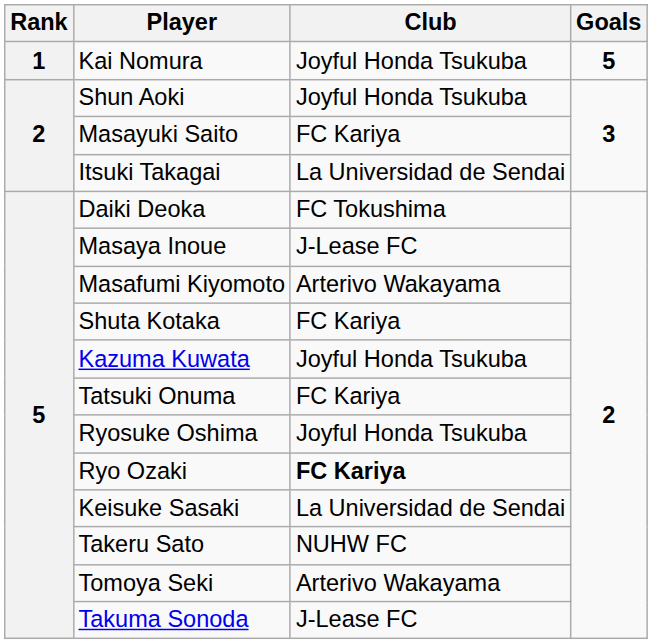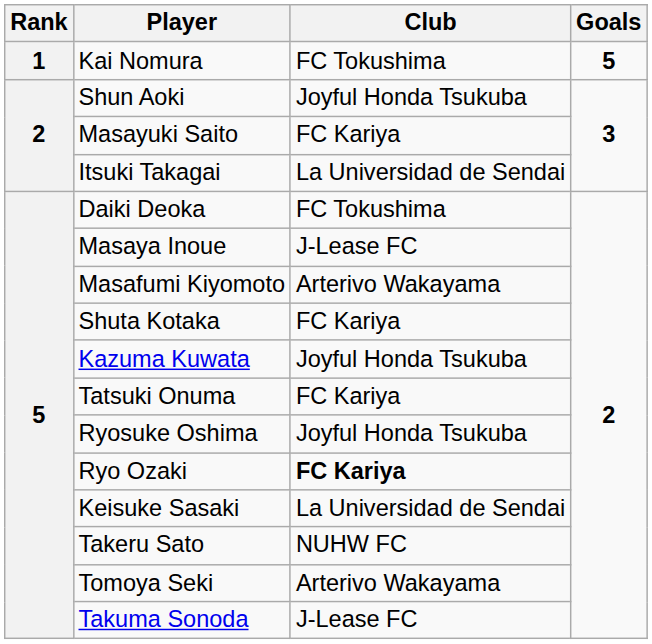(411, 60) Joyful Honda Tsukuba -> (371, 60) FC Tokushima
